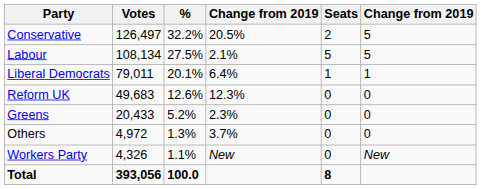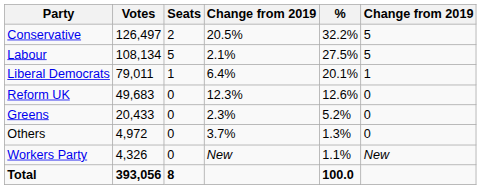columns swapped: (185, 14) <-> (341, 14)
